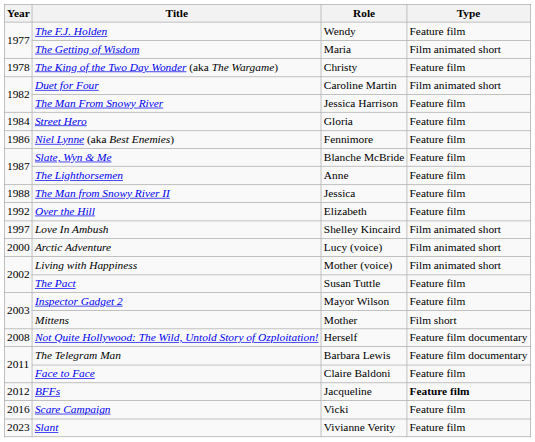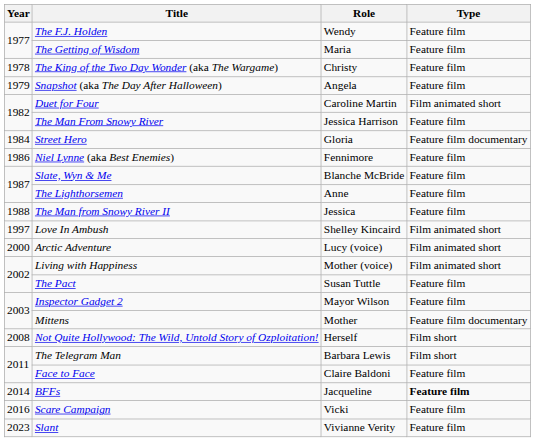(455, 49) Film animated short -> (437, 49) Feature film
+ row: (128, 85)
(437, 121) Feature film -> (469, 139) Feature film documentary
- row: (65, 211)
(433, 319) Film short -> (469, 319) Feature film documentary
(469, 337) Feature film documentary -> (433, 337) Film short
(469, 355) Feature film documentary -> (433, 355) Film short
(18, 391) 2012 -> (18, 391) 2014
